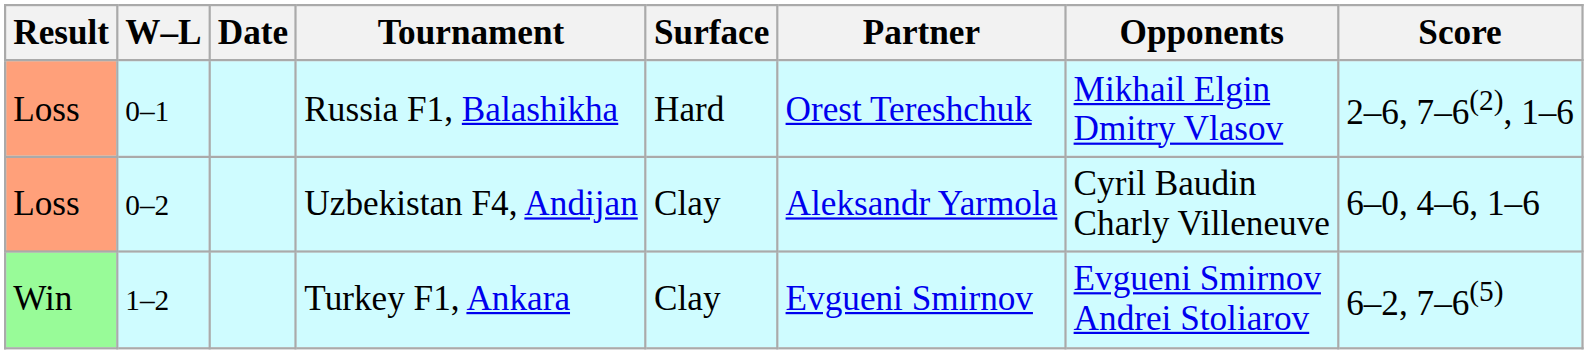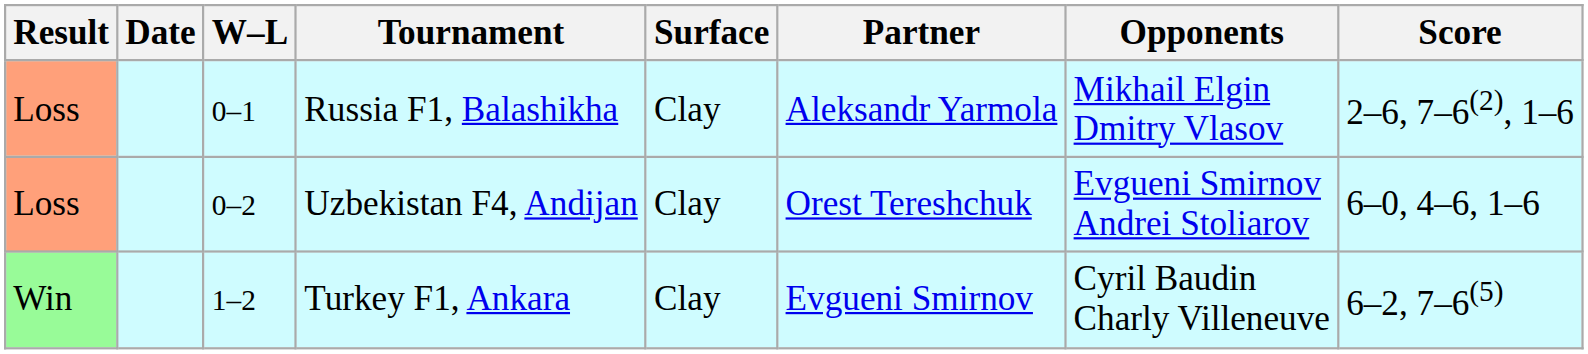columns swapped: (163, 32) <-> (253, 32)
(689, 108) Hard -> (687, 108) Clay
(909, 108) Orest Tereshchuk -> (921, 108) Aleksandr Yarmola
(921, 203) Aleksandr Yarmola -> (909, 203) Orest Tereshchuk
(1202, 203) Cyril Baudin Charly Villeneuve -> (1197, 203) Evgueni Smirnov Andrei Stoliarov
(1197, 298) Evgueni Smirnov Andrei Stoliarov -> (1202, 298) Cyril Baudin Charly Villeneuve
